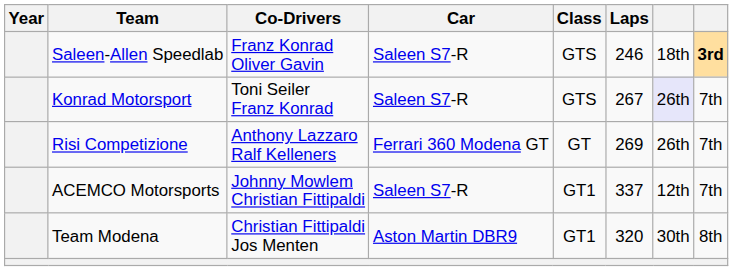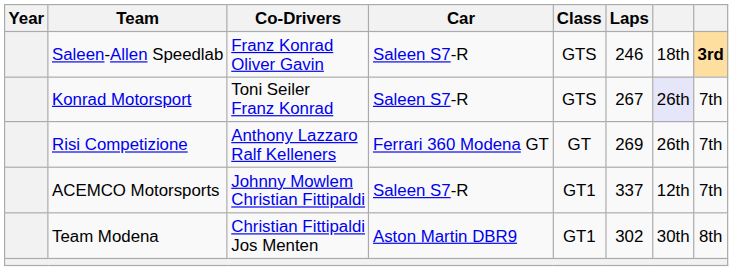(629, 236) 320 -> (629, 236) 302
